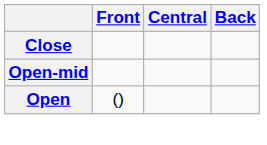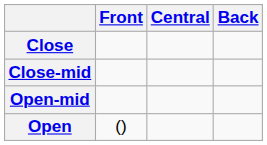+ row: (50, 72)
